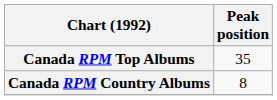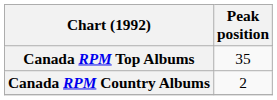(243, 82) 8 -> (243, 82) 2
